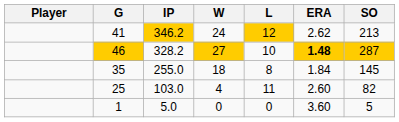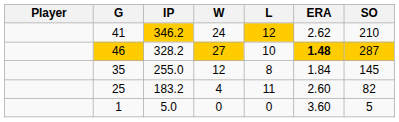(369, 32) 213 -> (369, 32) 210
(219, 70) 18 -> (219, 70) 12
(169, 88) 103.0 -> (169, 88) 183.2
